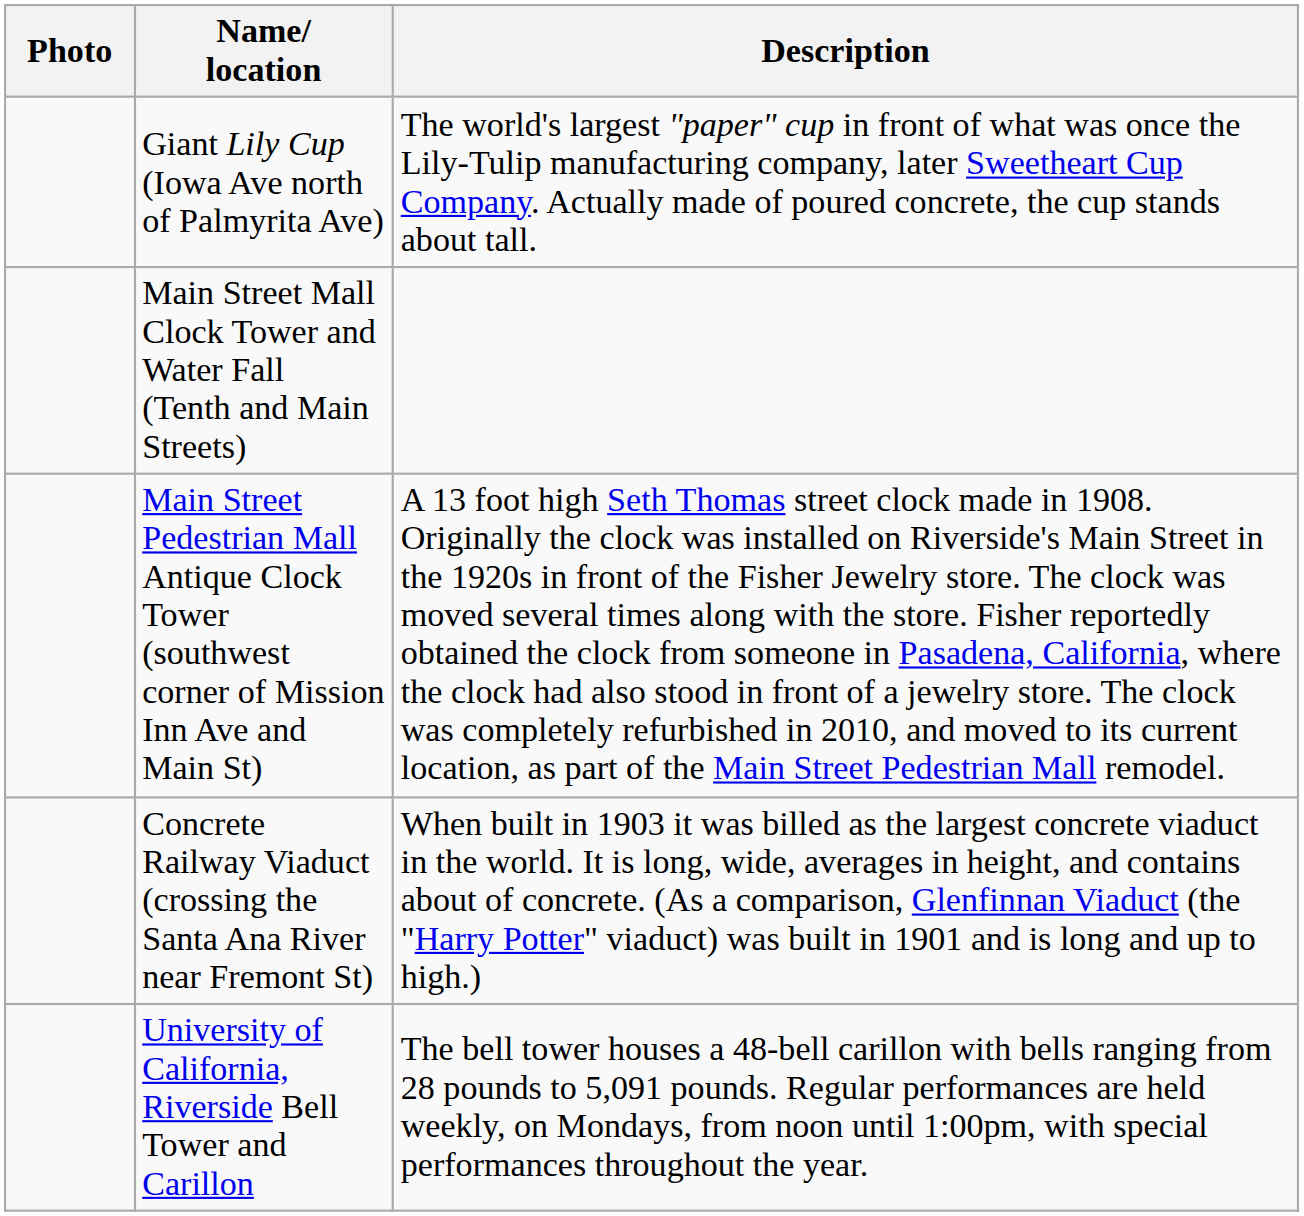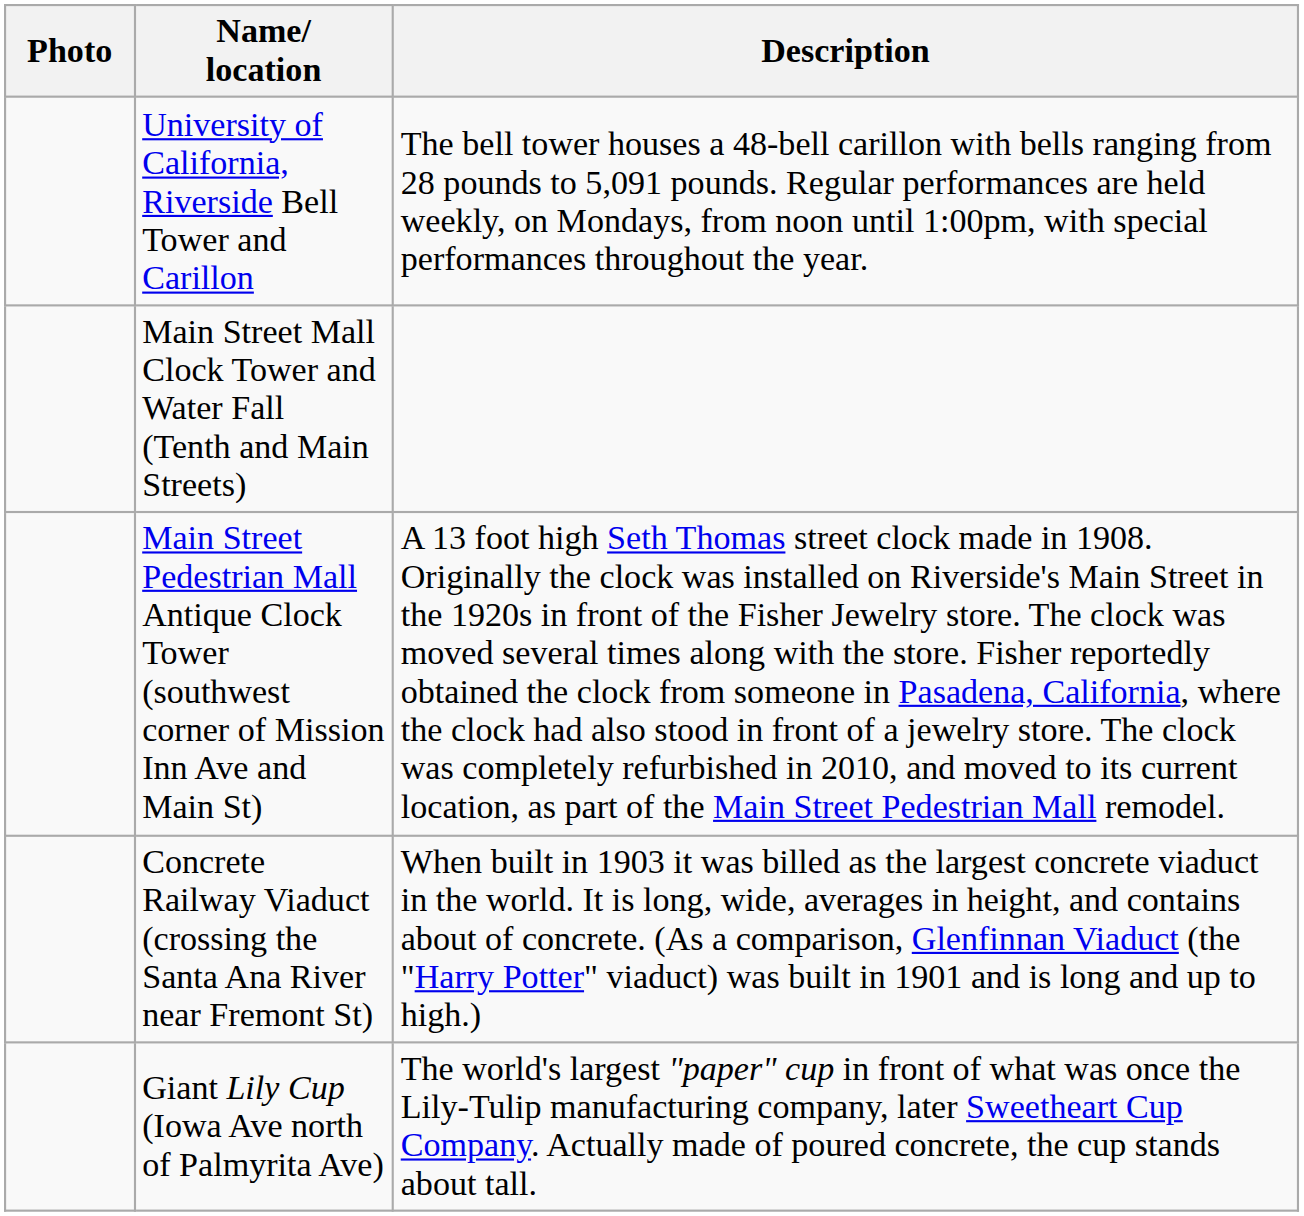rows swapped: (263, 181) <-> (240, 1106)
